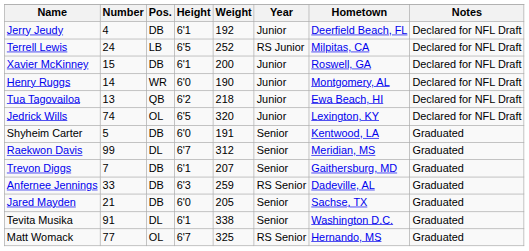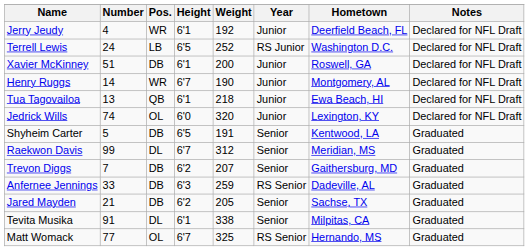(156, 30) DB -> (158, 30) WR
(340, 47) Milpitas, CA -> (352, 47) Washington D.C.
(109, 64) 15 -> (109, 64) 51
(184, 82) 6'0 -> (184, 82) 6'7
(184, 99) 6'2 -> (184, 99) 6'1
(184, 116) 6'5 -> (184, 116) 6'0
(184, 133) 6'0 -> (184, 133) 6'5
(184, 168) 6'1 -> (184, 168) 6'2
(184, 202) 6'0 -> (184, 202) 6'2
(352, 220) Washington D.C. -> (340, 220) Milpitas, CA
